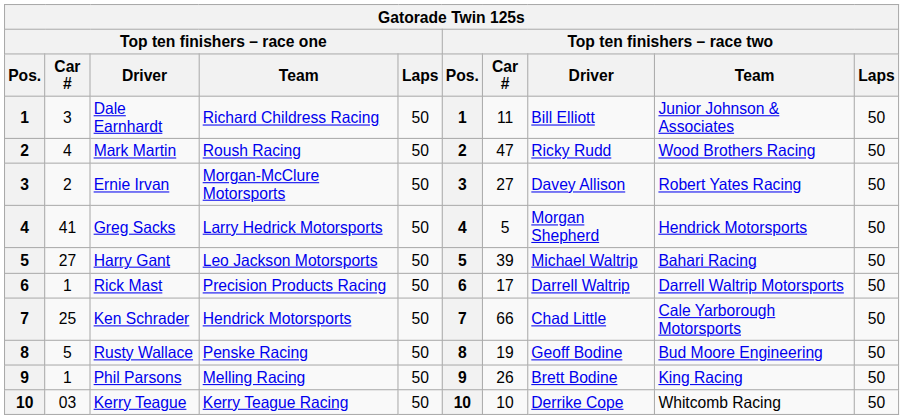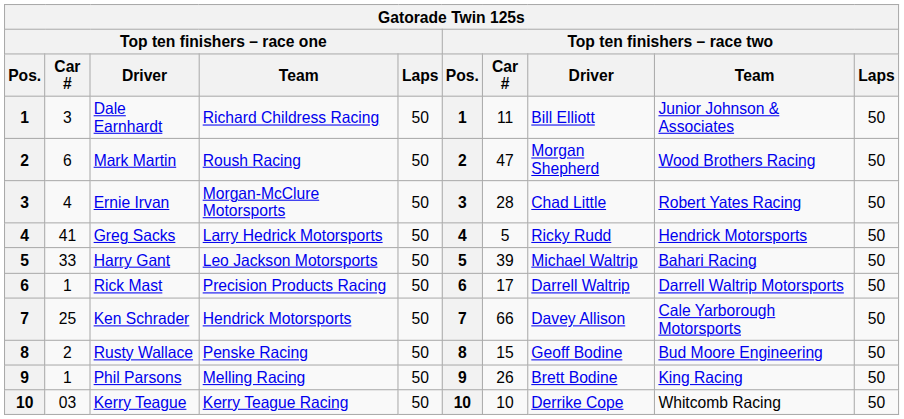(67, 151) 4 -> (67, 160) 6
(571, 151) Ricky Rudd -> (565, 160) Morgan Shepherd
(67, 185) 2 -> (67, 202) 4
(505, 185) 27 -> (505, 202) 28
(578, 185) Davey Allison -> (569, 202) Chad Little
(565, 227) Morgan Shepherd -> (571, 236) Ricky Rudd
(67, 261) 27 -> (67, 261) 33
(569, 319) Chad Little -> (578, 319) Davey Allison
(67, 352) 5 -> (67, 352) 2
(505, 352) 19 -> (505, 352) 15
